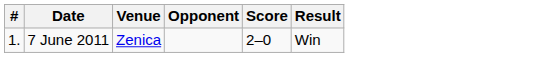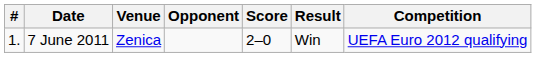+ column: (438, 16)
